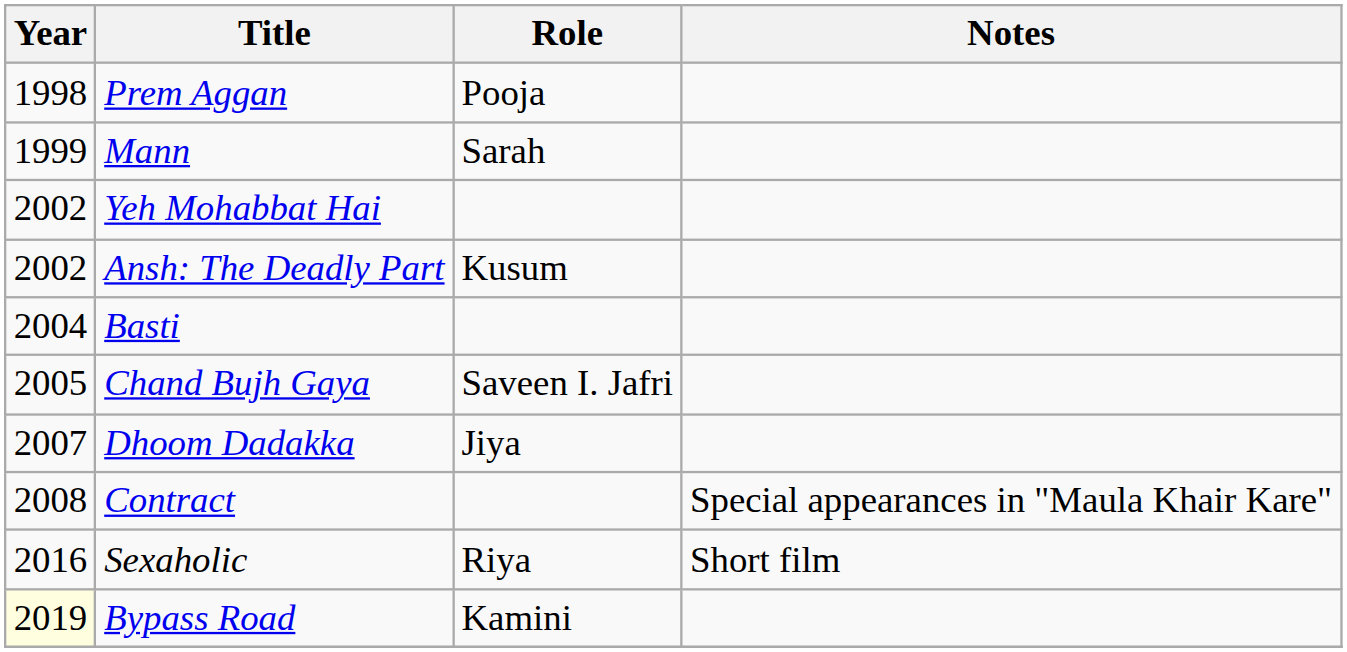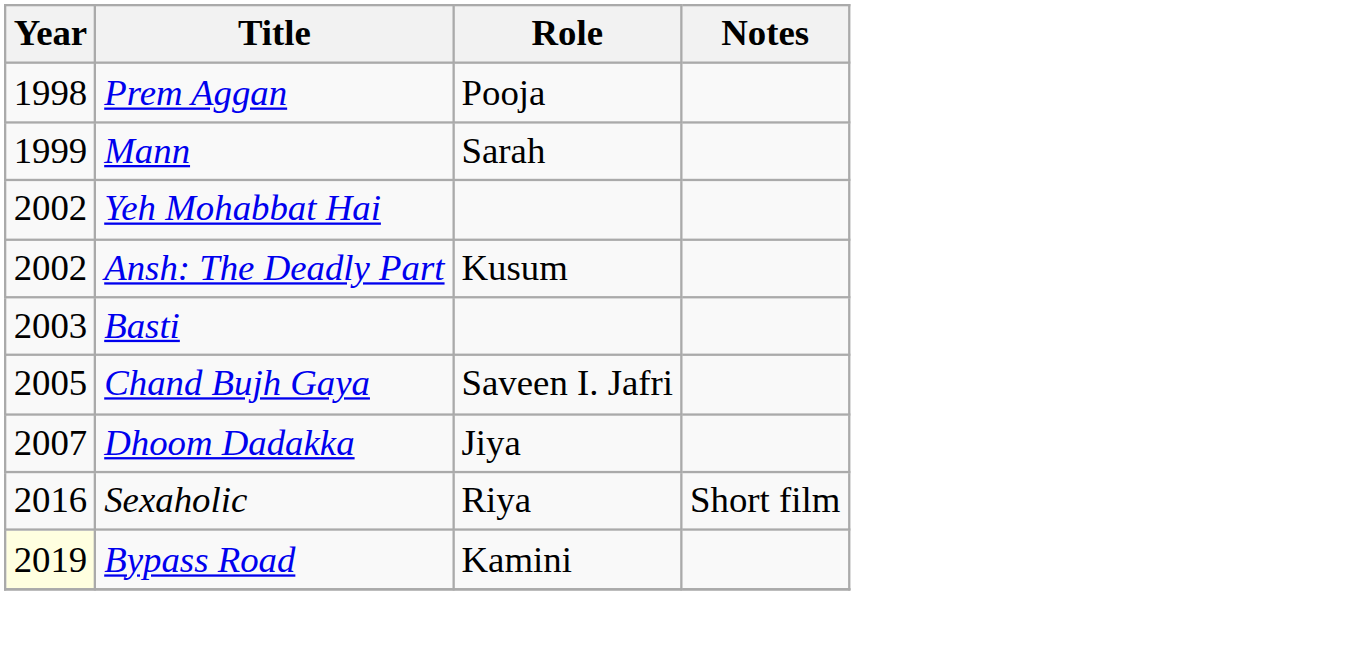(50, 325) 2004 -> (50, 325) 2003
- row: (170, 500)
